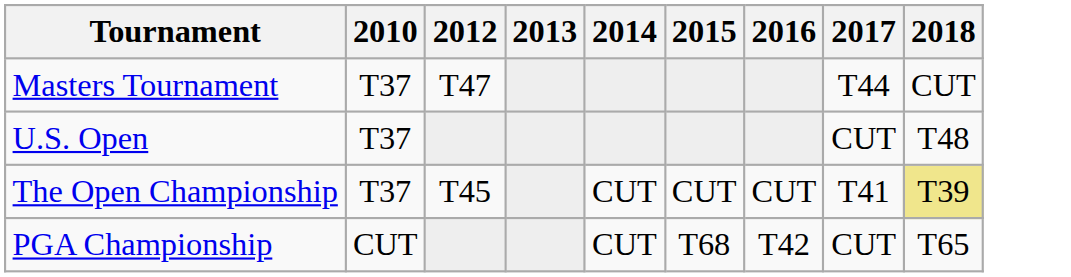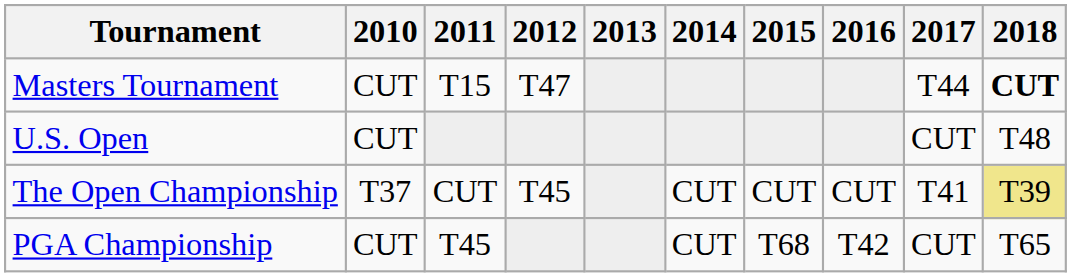+ column: (465, 31)
(385, 84) T37 -> (385, 84) CUT
(943, 84) normal -> (1025, 84) bold
(385, 138) T37 -> (385, 138) CUT
